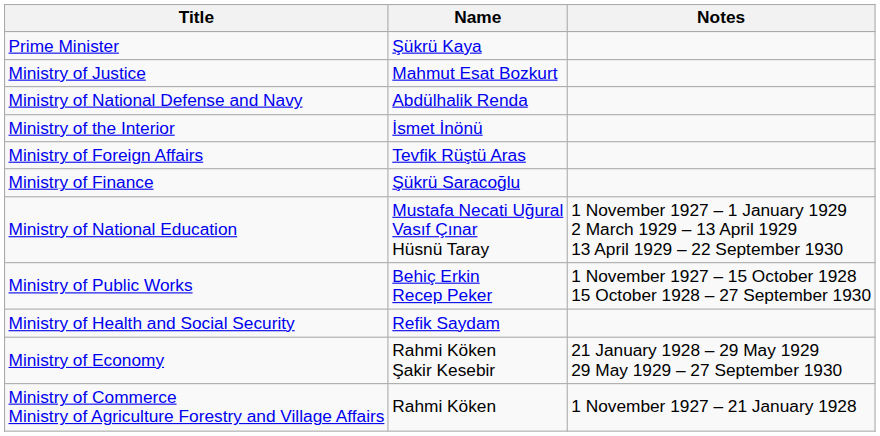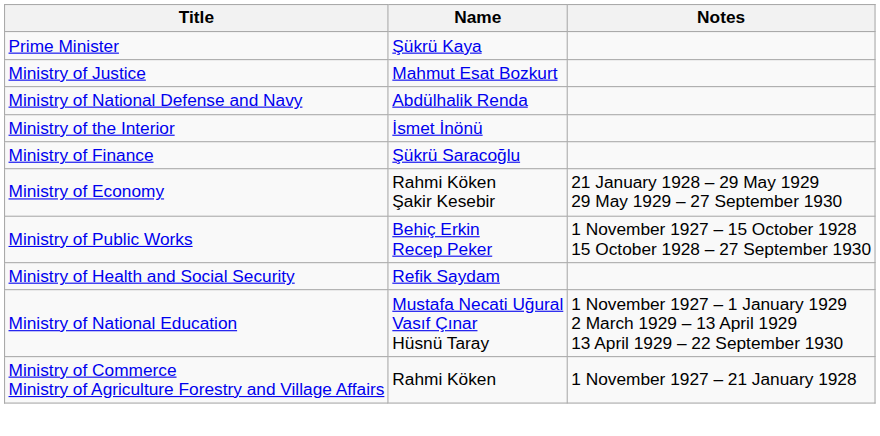- row: (106, 155)
rows swapped: (123, 229) <-> (86, 360)
